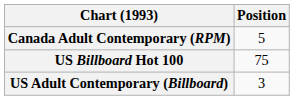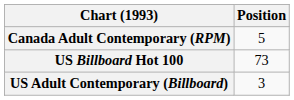(262, 60) 75 -> (262, 60) 73
